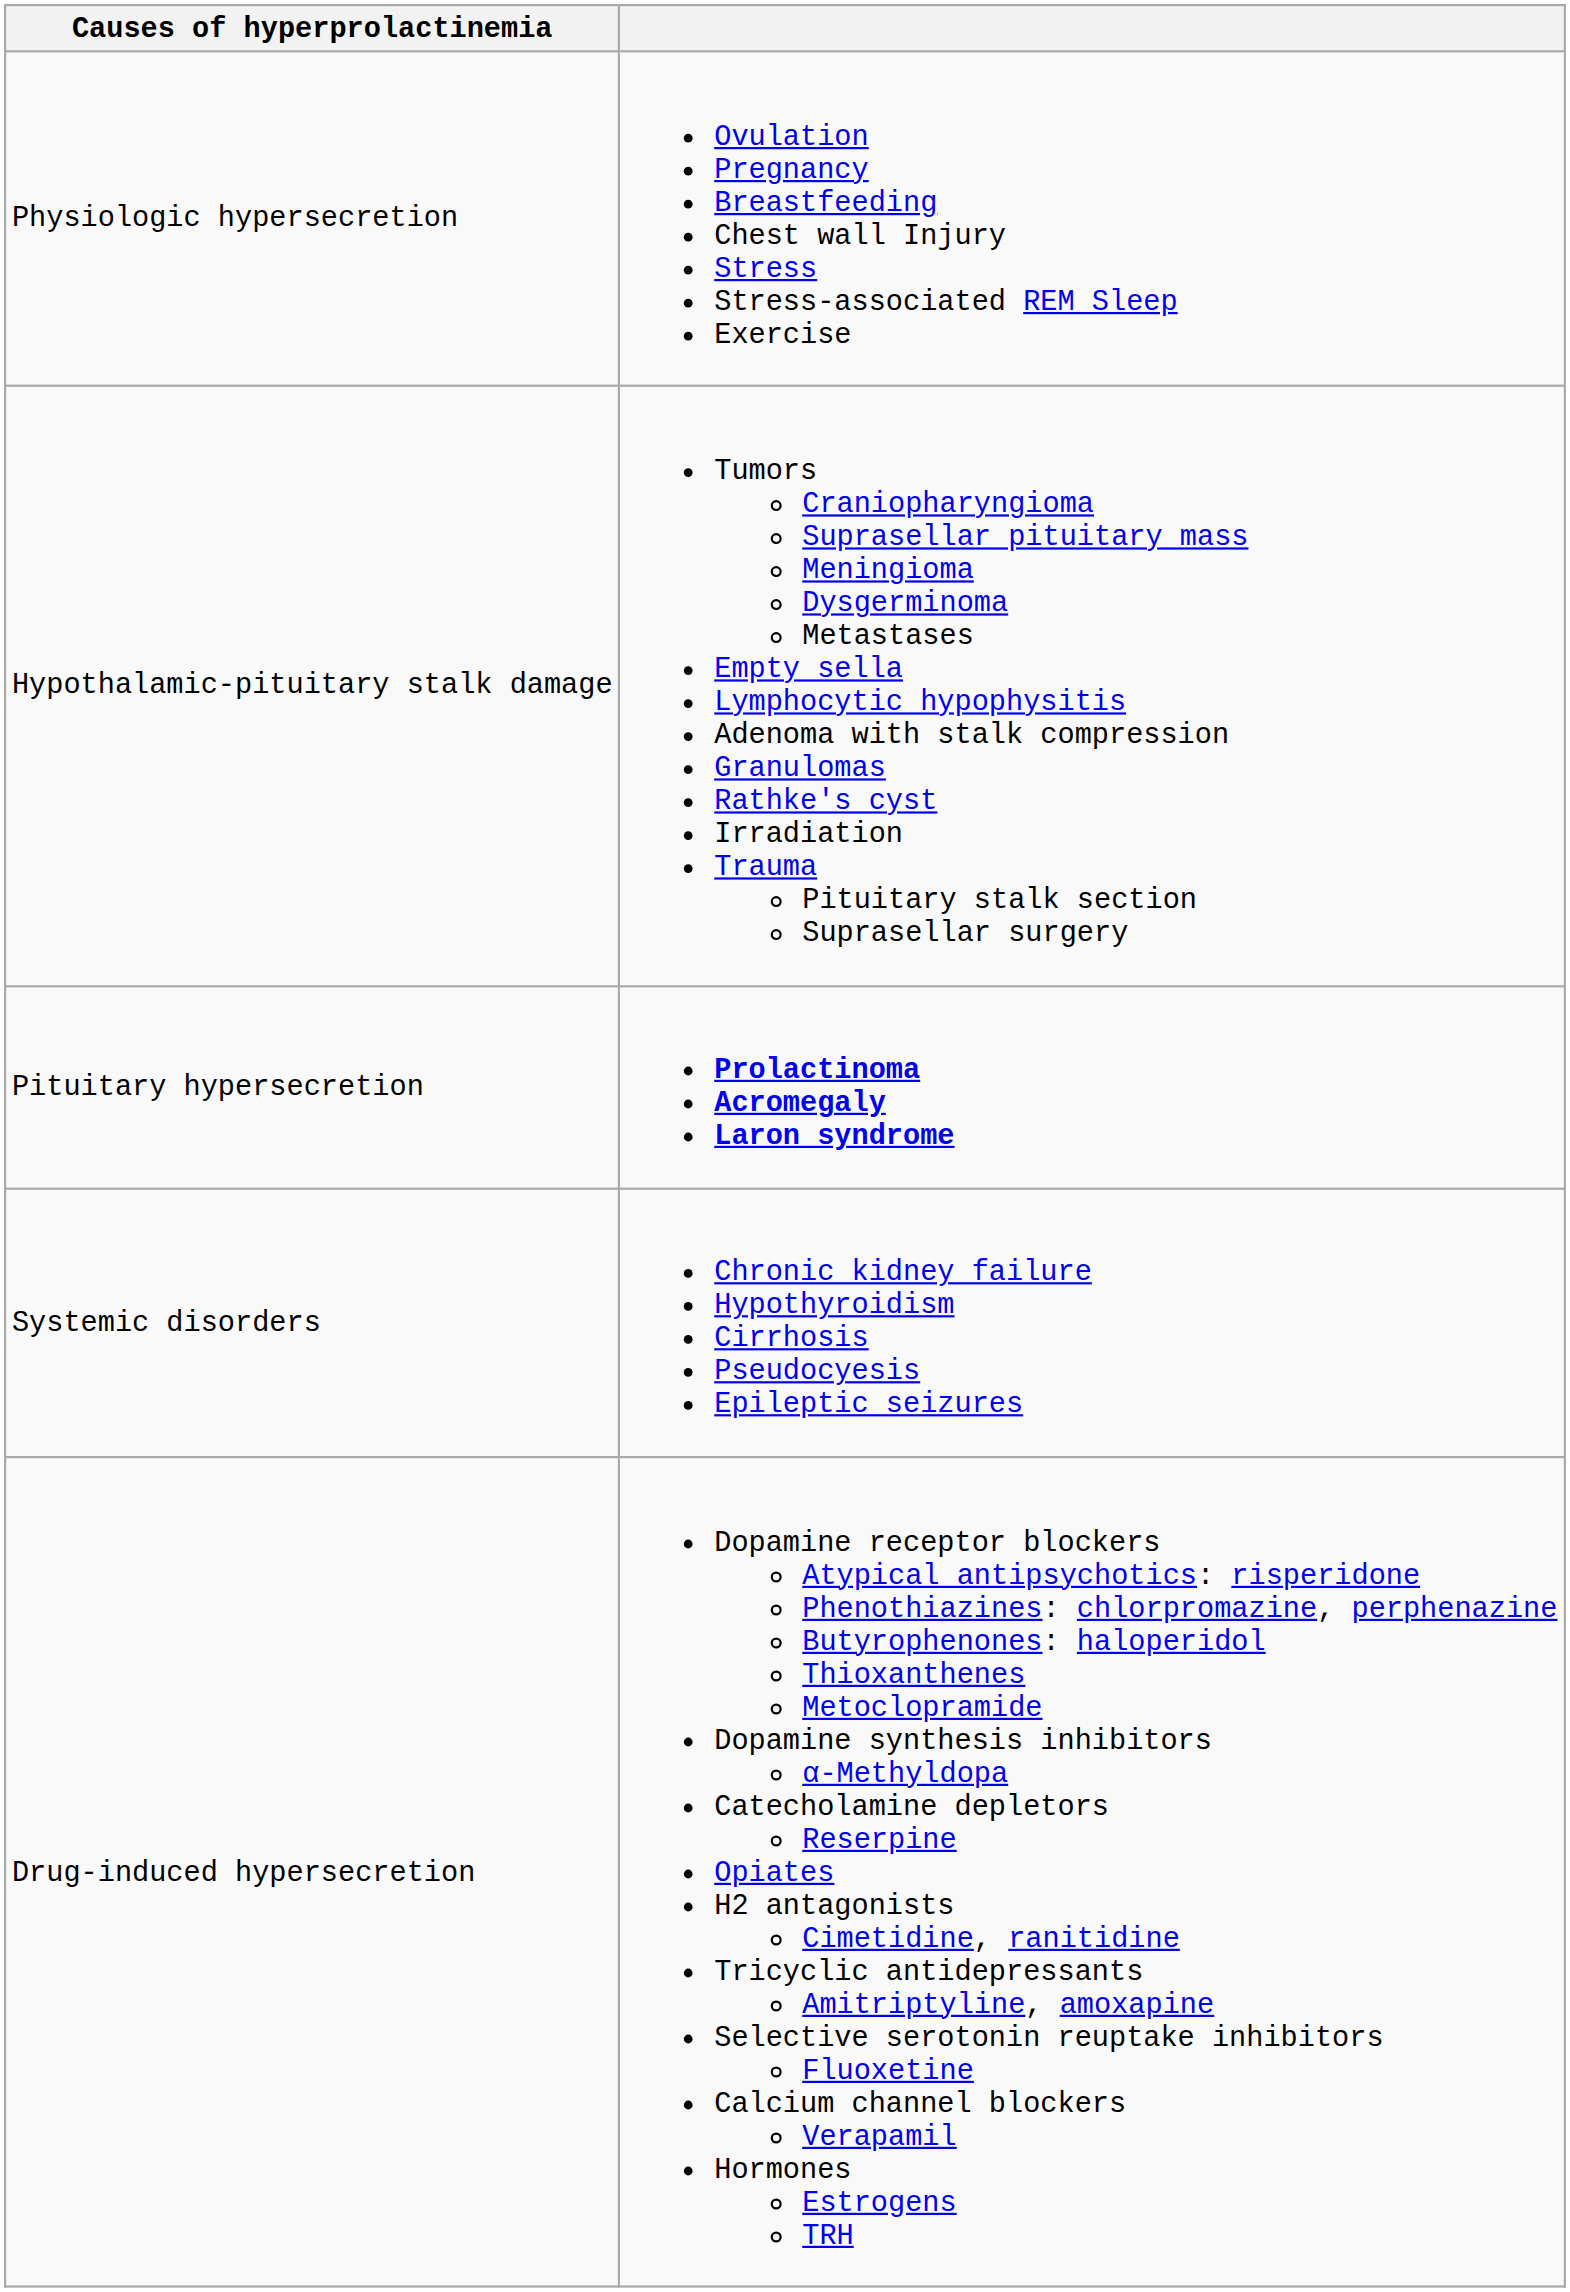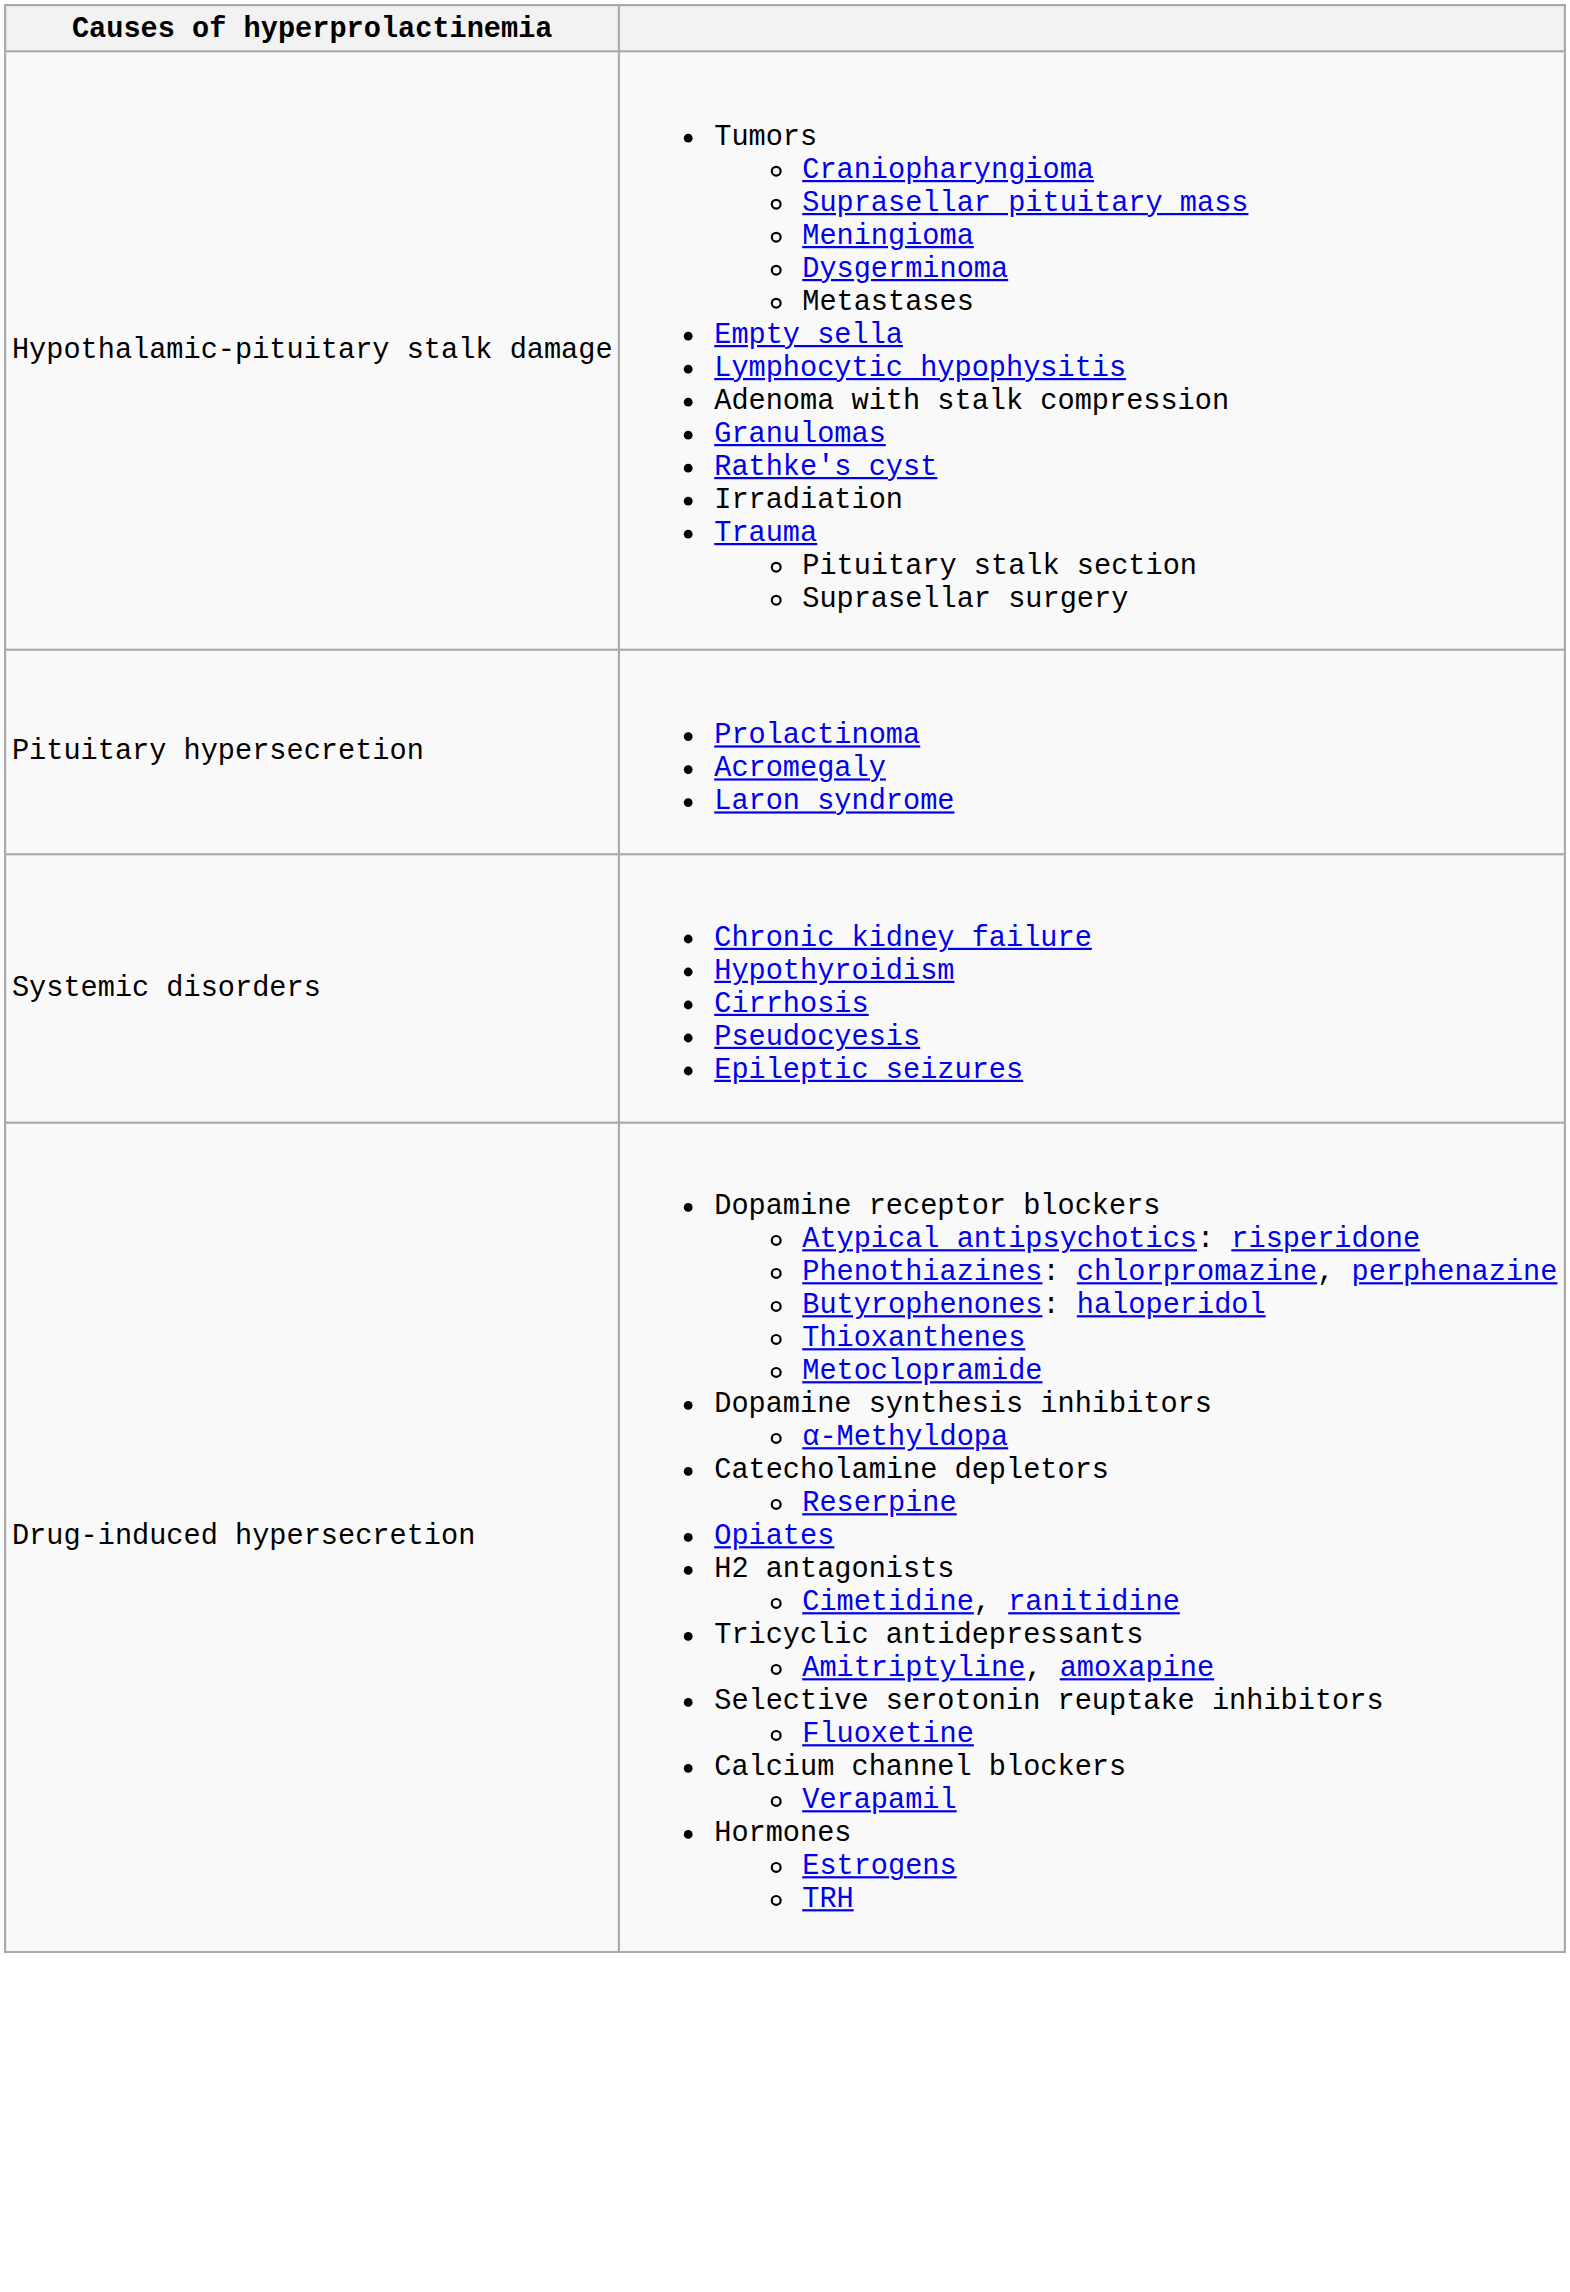- row: (235, 219)
(1092, 1103) bold -> (1092, 768) normal
